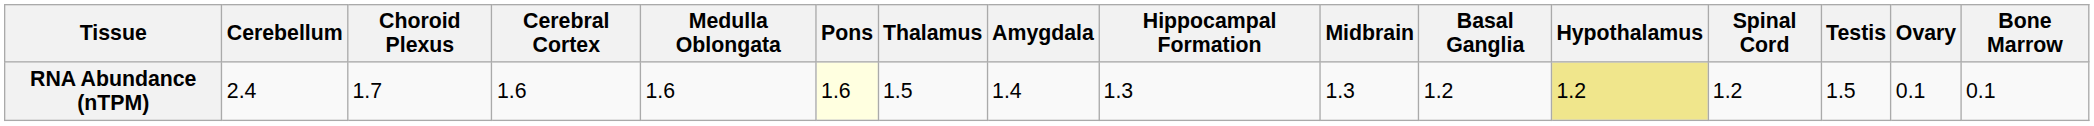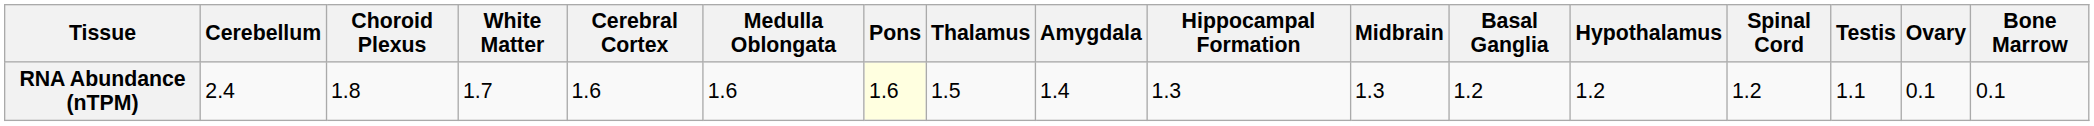+ column: (512, 33)
(367, 91) 1.7 -> (346, 91) 1.8
(1571, 91) khaki background -> (1590, 91) no background
(1841, 91) 1.5 -> (1851, 91) 1.1
